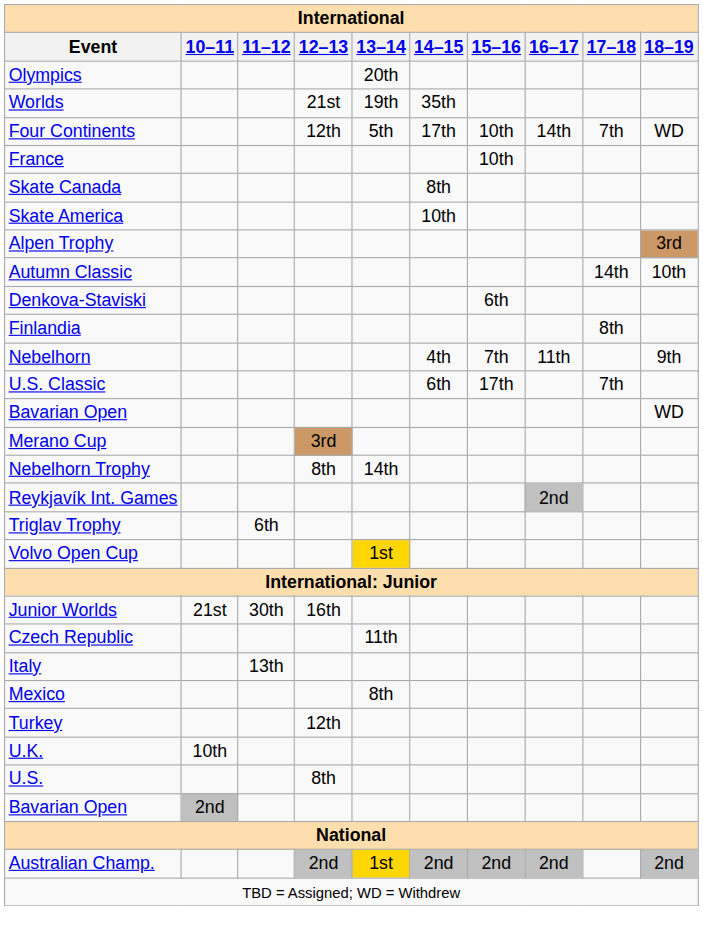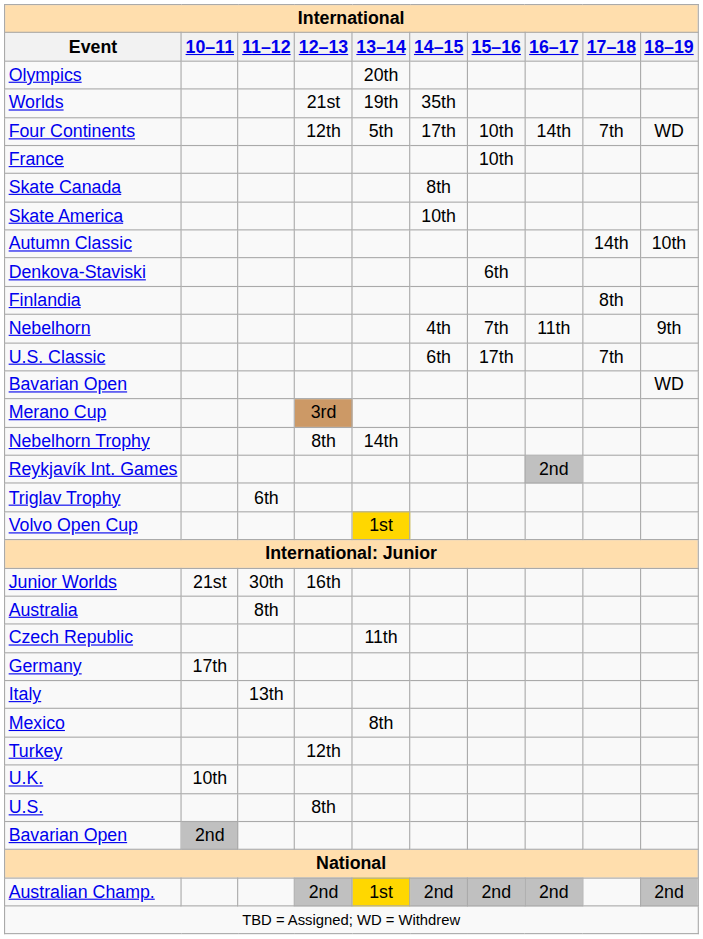- row: (61, 243)
+ row: (43, 610)
+ row: (45, 666)
